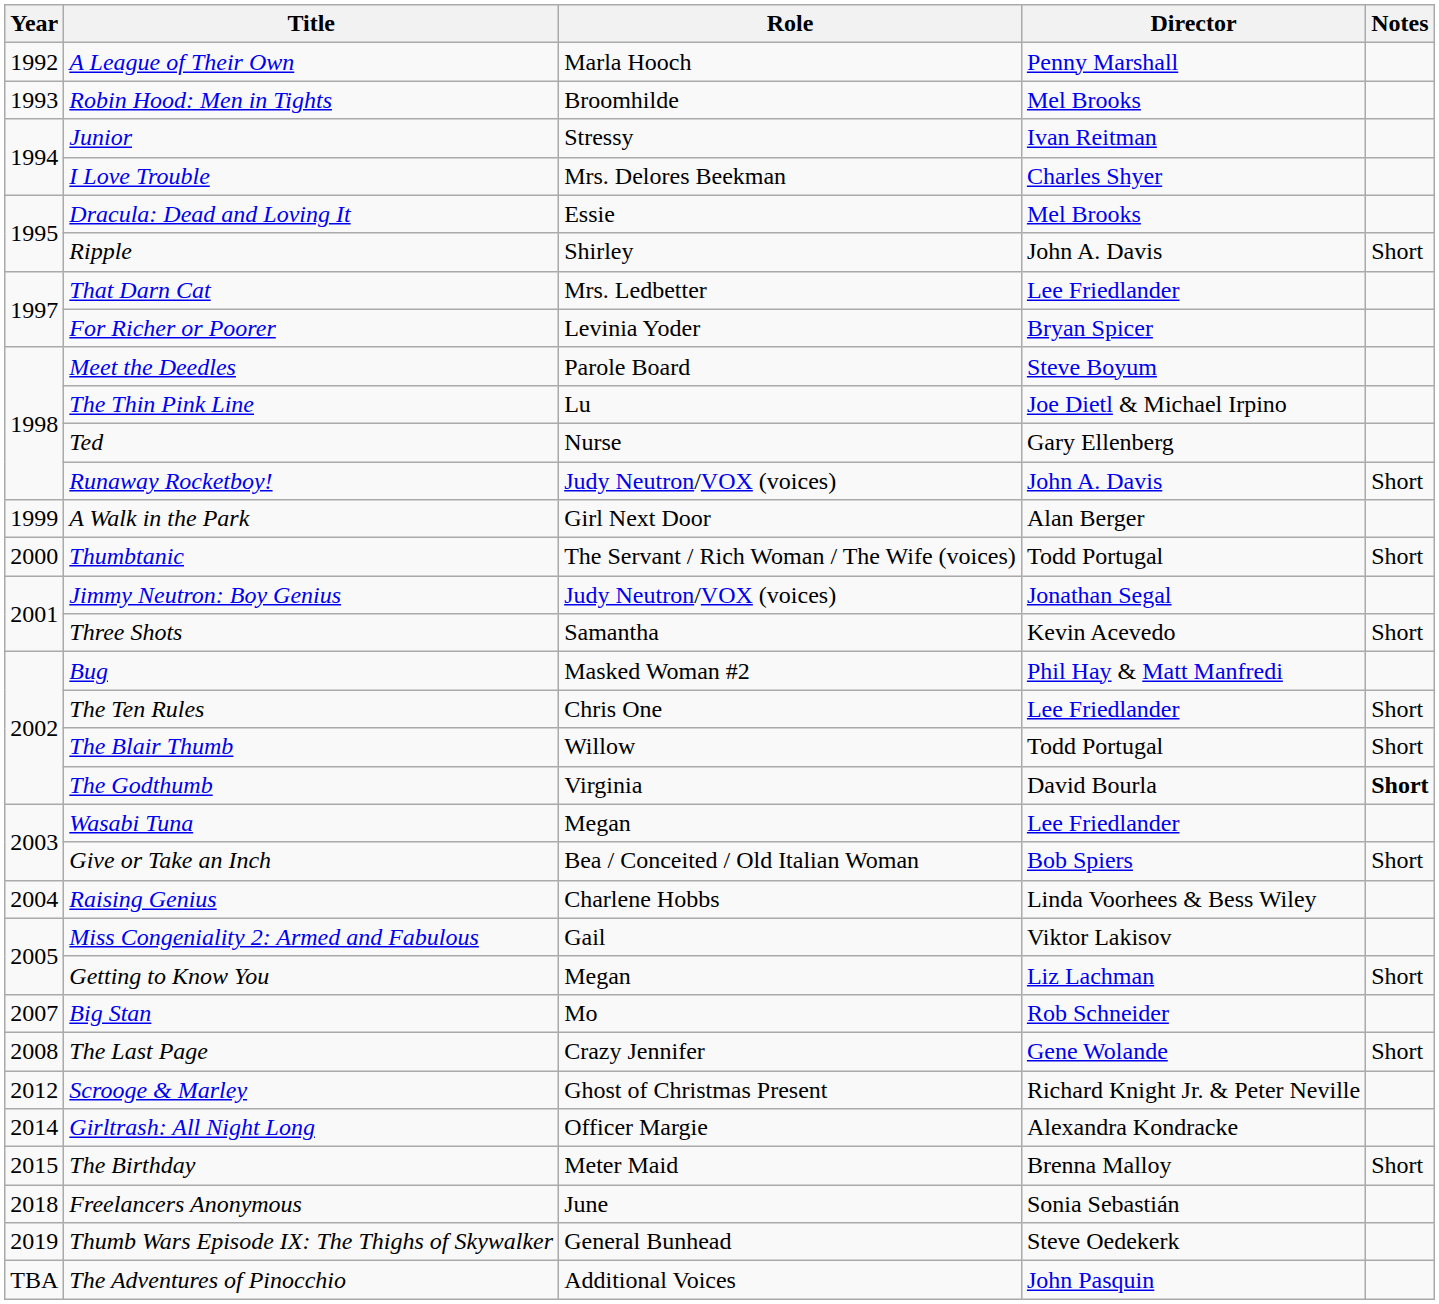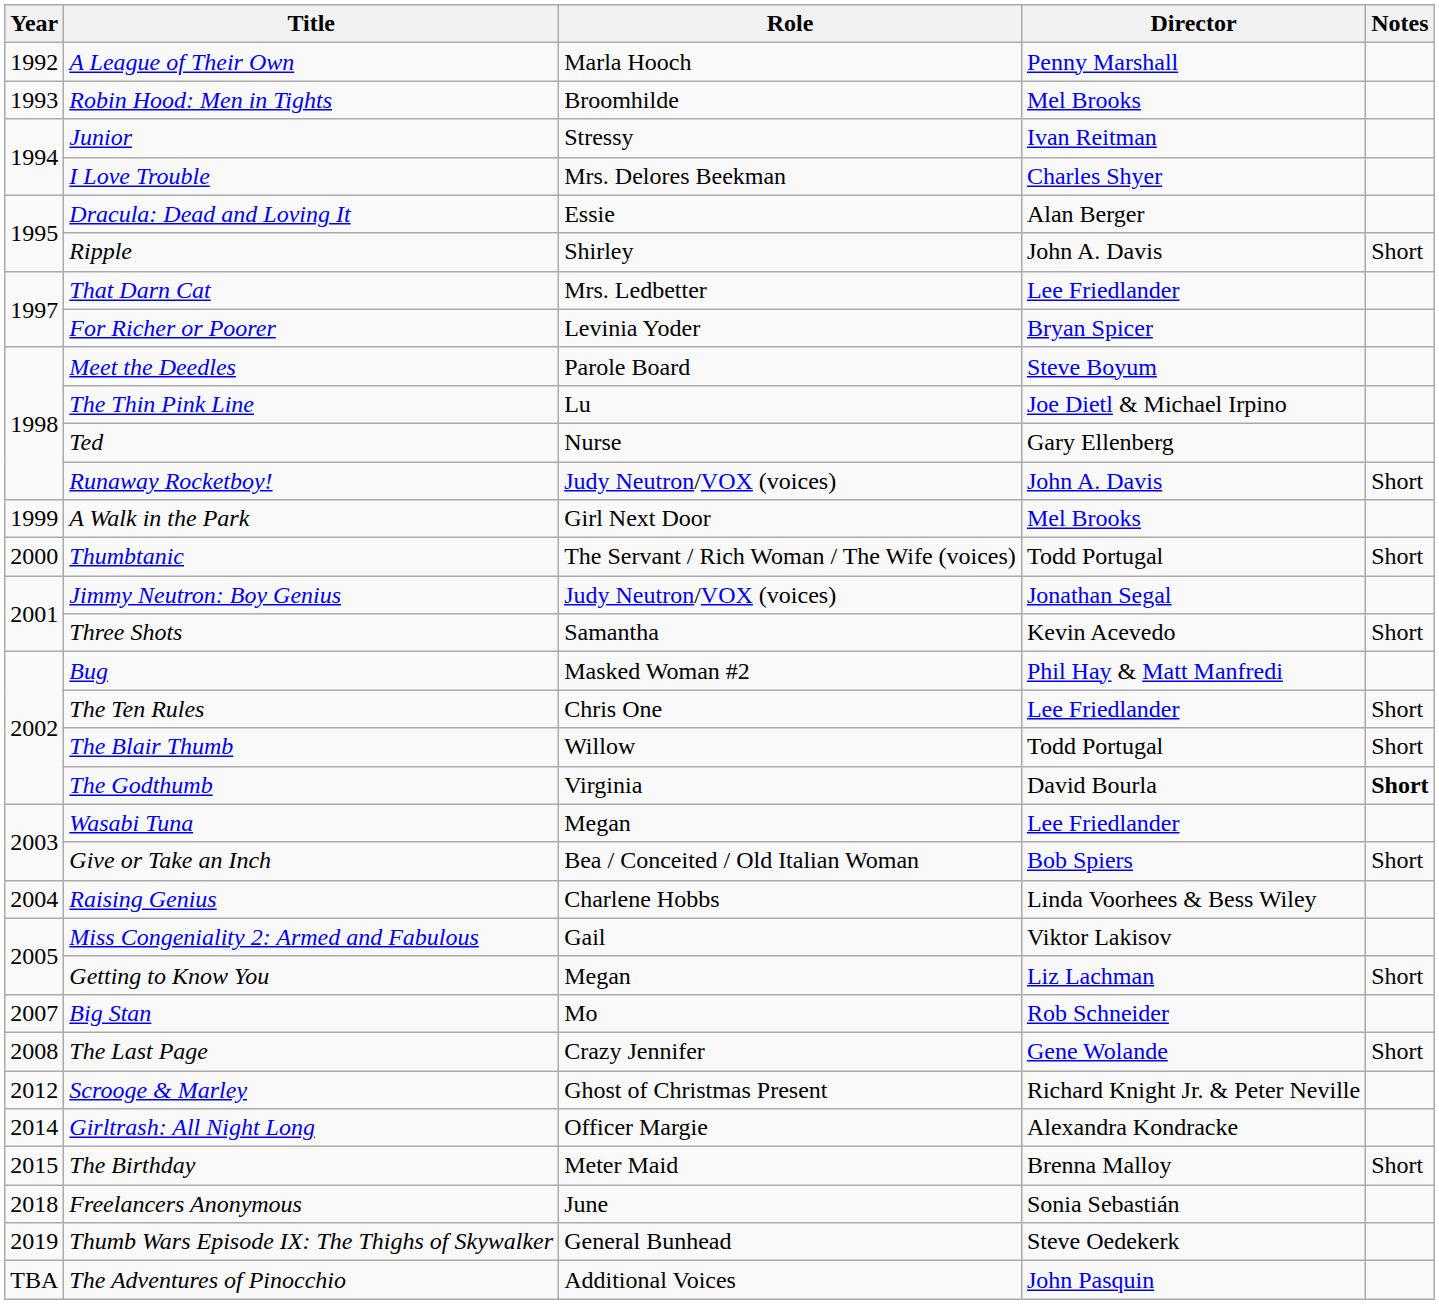(1084, 213) Mel Brooks -> (1086, 213) Alan Berger
(1086, 518) Alan Berger -> (1084, 518) Mel Brooks
